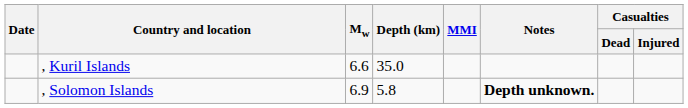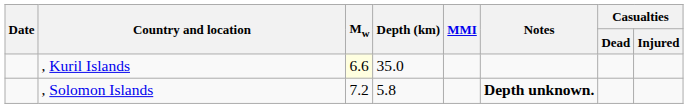(359, 66) no background -> (359, 66) lightyellow background
(359, 90) 6.9 -> (359, 90) 7.2
